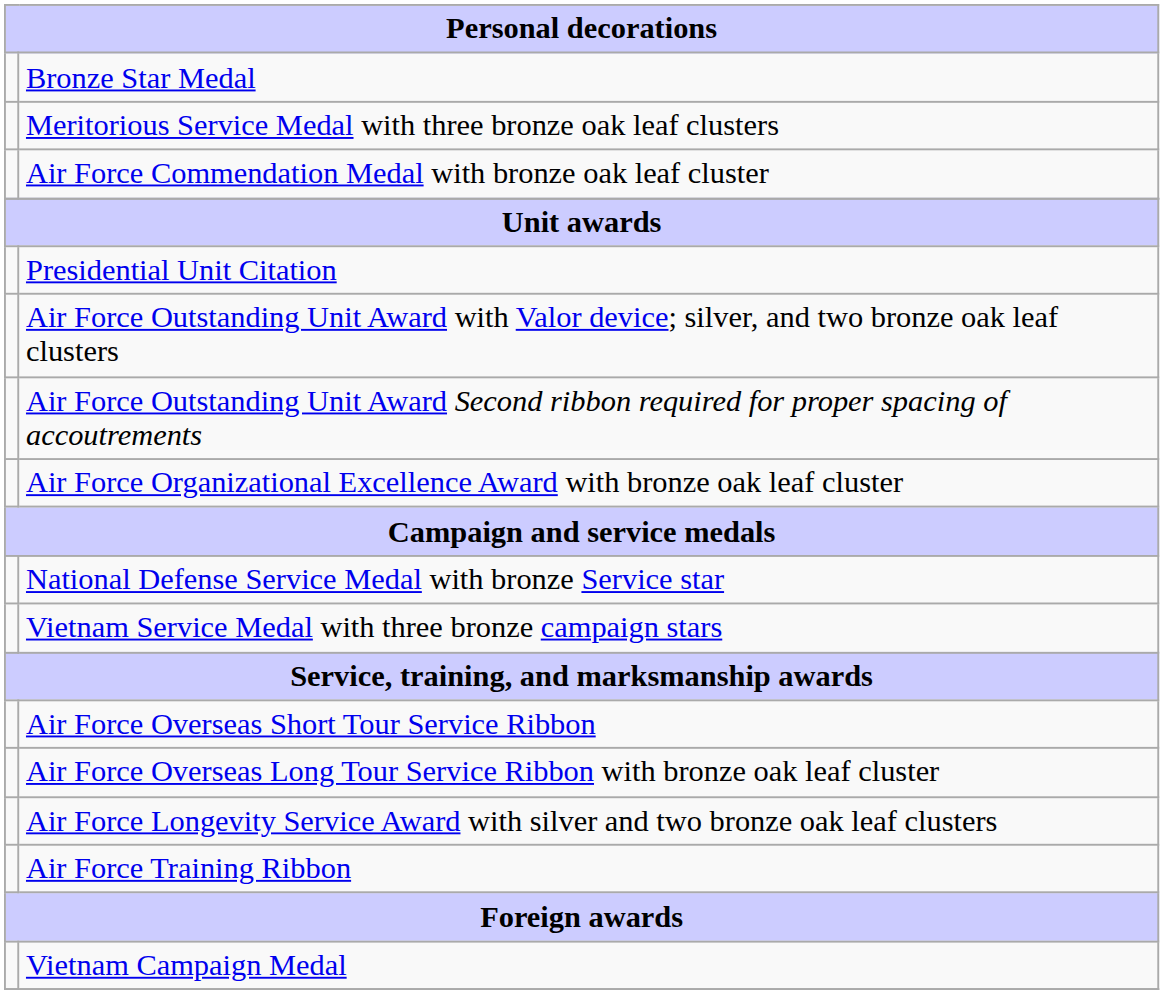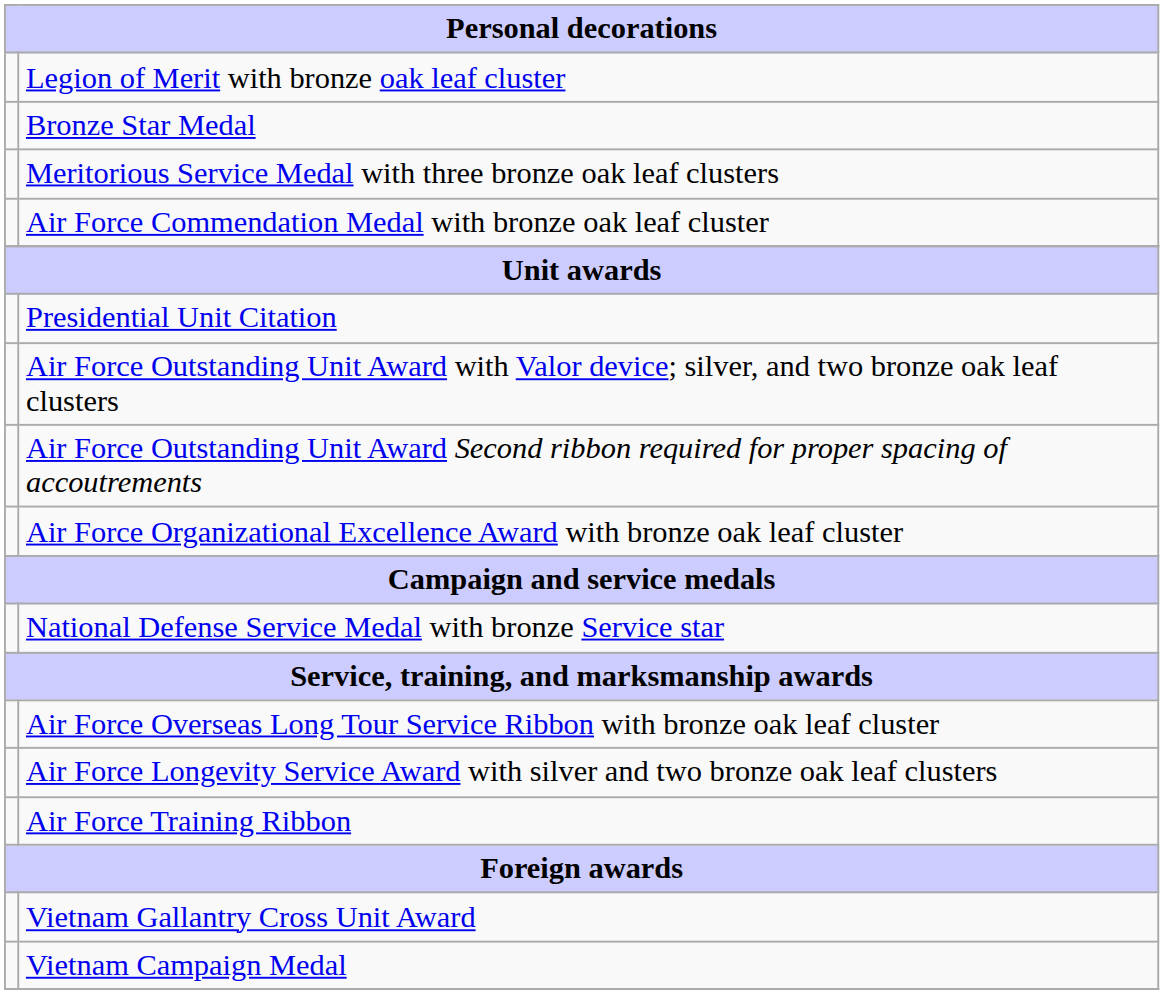+ row: (296, 76)
- row: (374, 627)
- row: (311, 723)
+ row: (251, 916)
